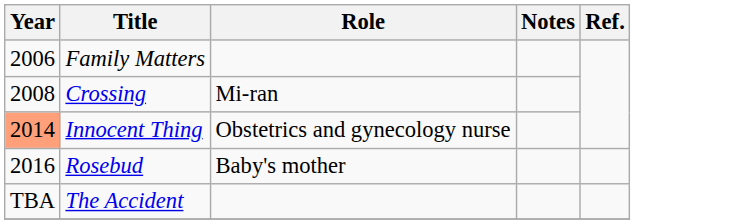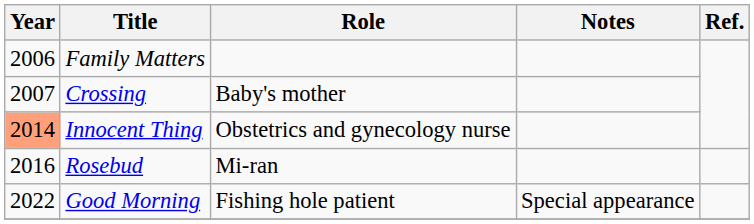(32, 93) 2008 -> (32, 93) 2007
(247, 93) Mi-ran -> (281, 93) Baby's mother
(281, 165) Baby's mother -> (247, 165) Mi-ran
+ row: (133, 201)
- row: (124, 201)
